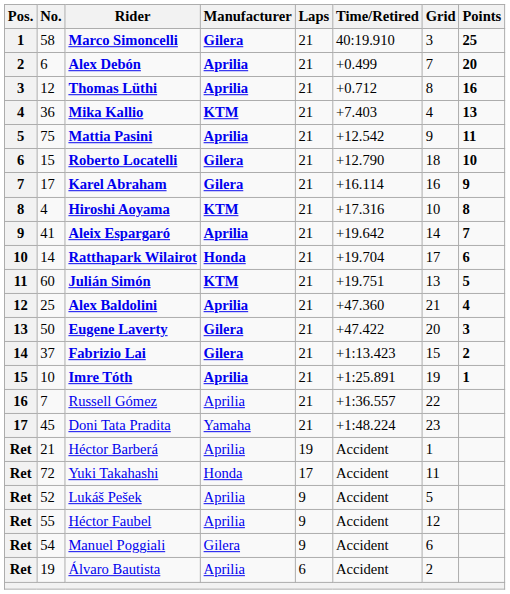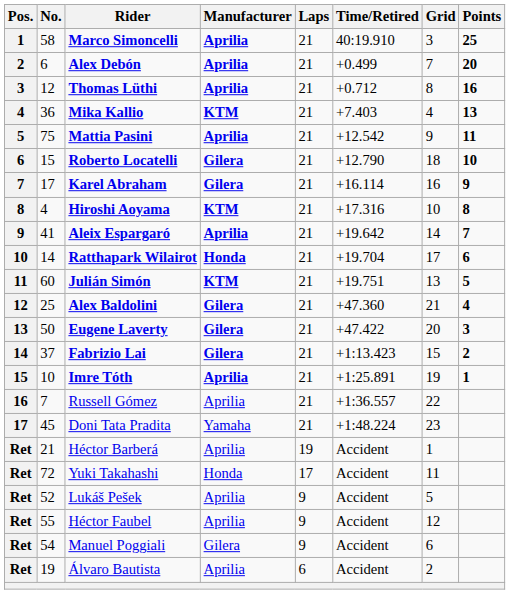(223, 40) Gilera -> (226, 40) Aprilia
(226, 305) Aprilia -> (223, 305) Gilera
